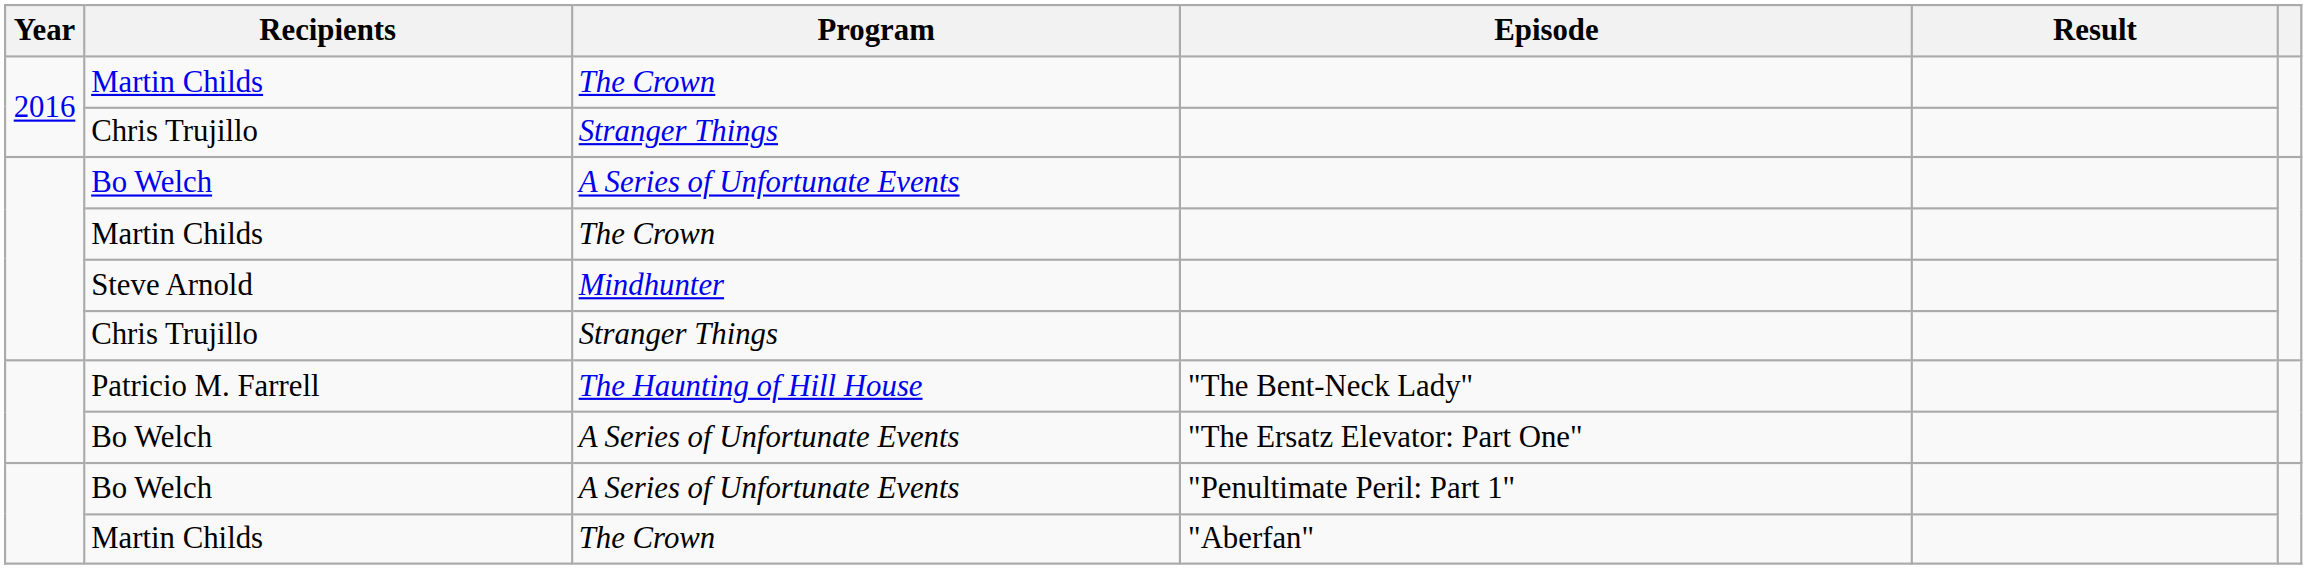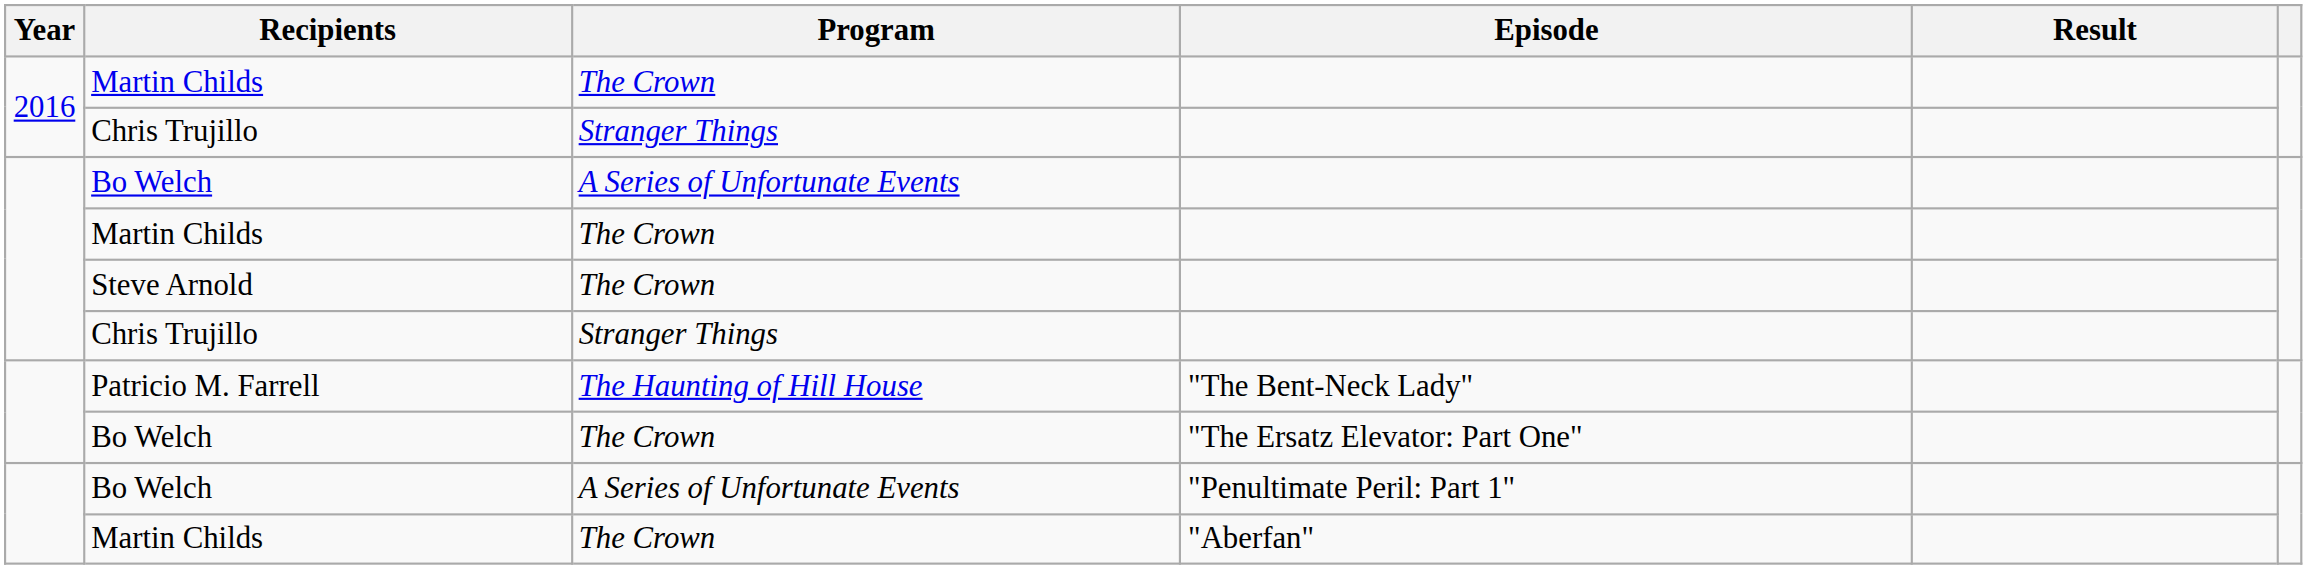(651, 284) Mindhunter -> (647, 284) The Crown
(769, 436) A Series of Unfortunate Events -> (647, 436) The Crown
